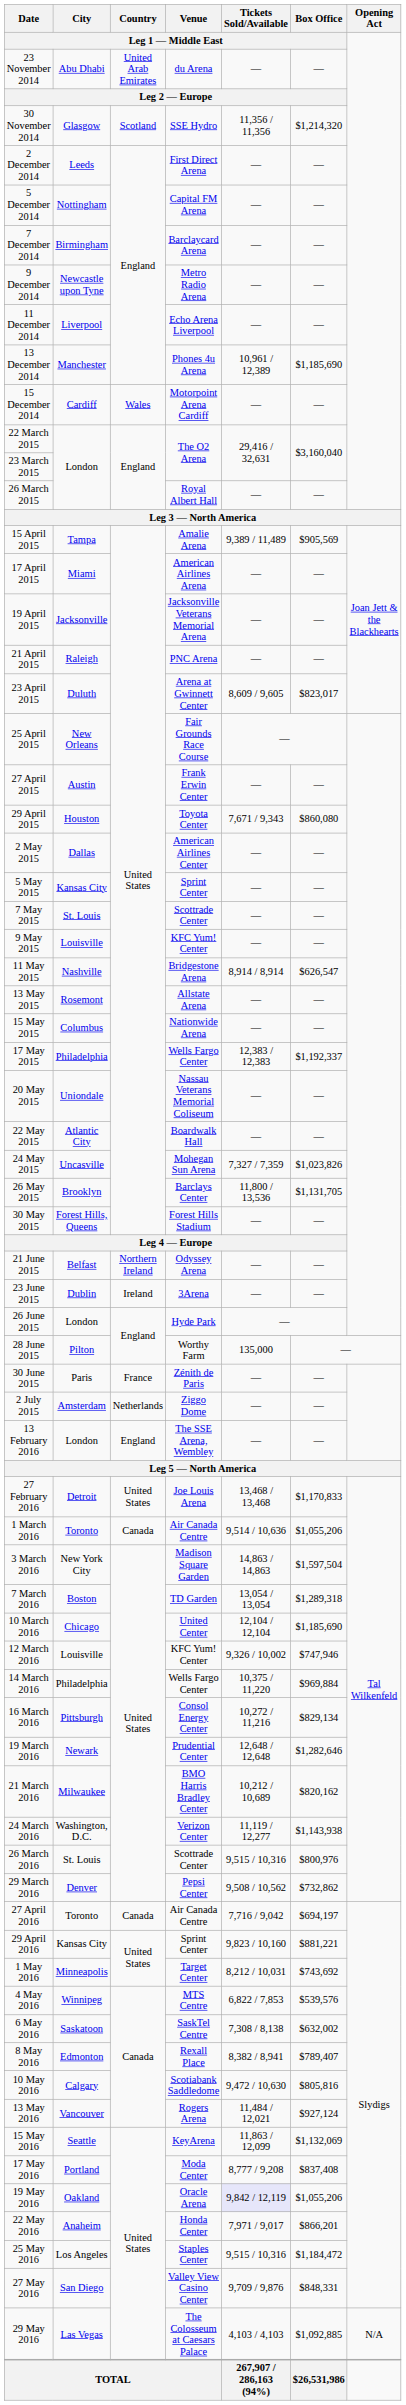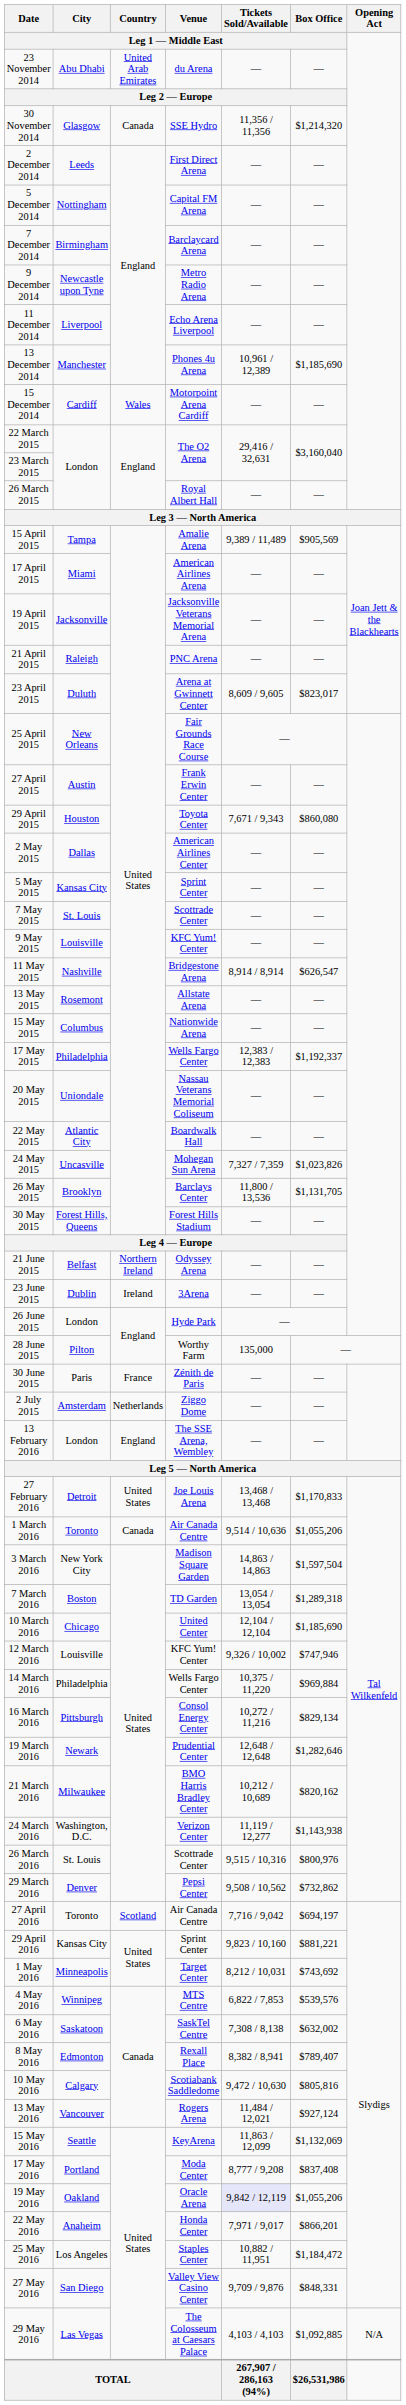(138, 125) Scotland -> (138, 125) Canada
(138, 1916) Canada -> (138, 1916) Scotland
(256, 2254) 9,515 / 10,316 -> (256, 2254) 10,882 / 11,951
